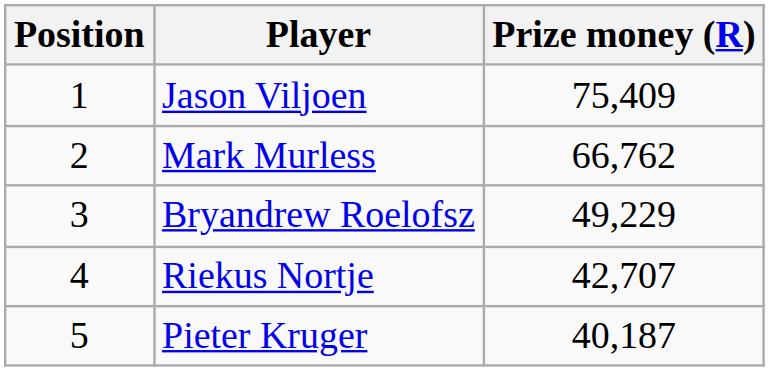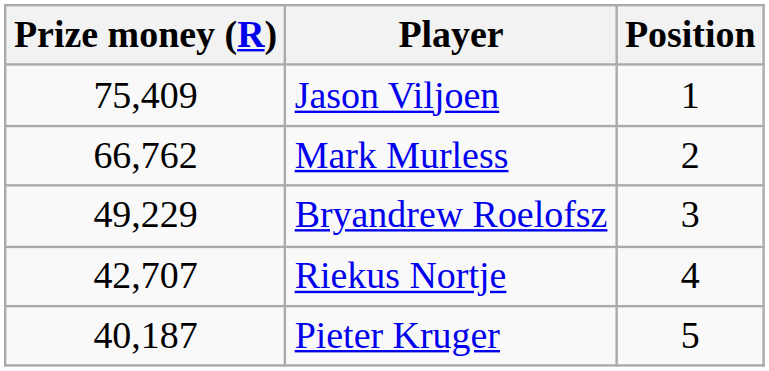columns swapped: (79, 34) <-> (624, 34)
